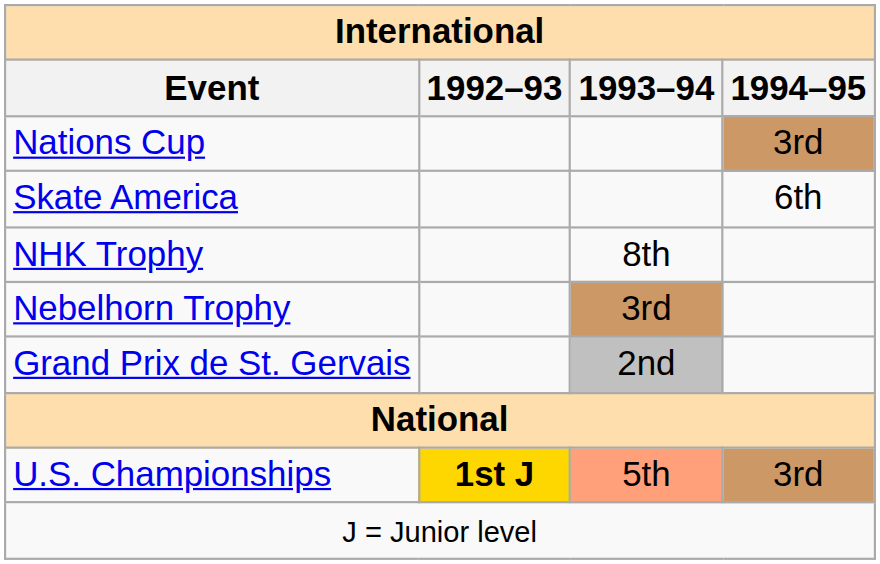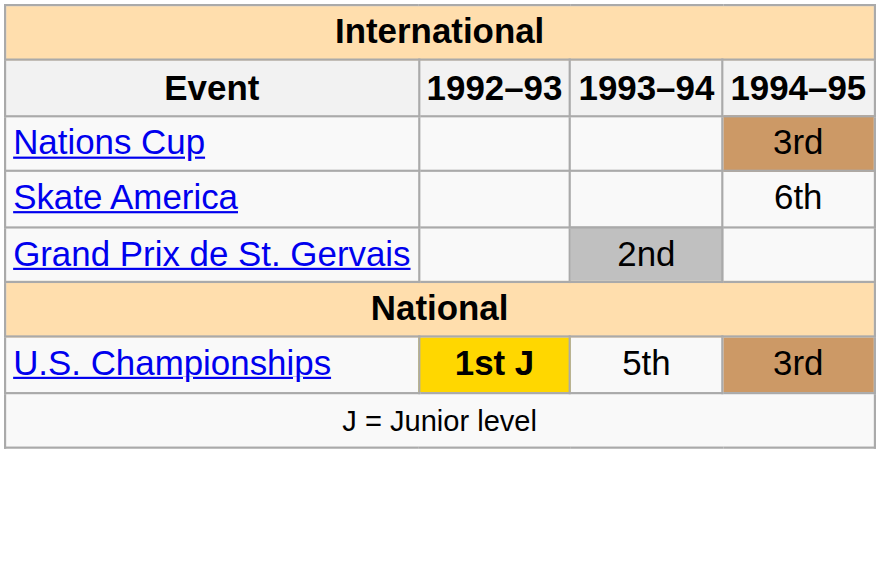- row: (108, 253)
- row: (152, 308)
(646, 474) lightsalmon background -> (646, 364) no background
